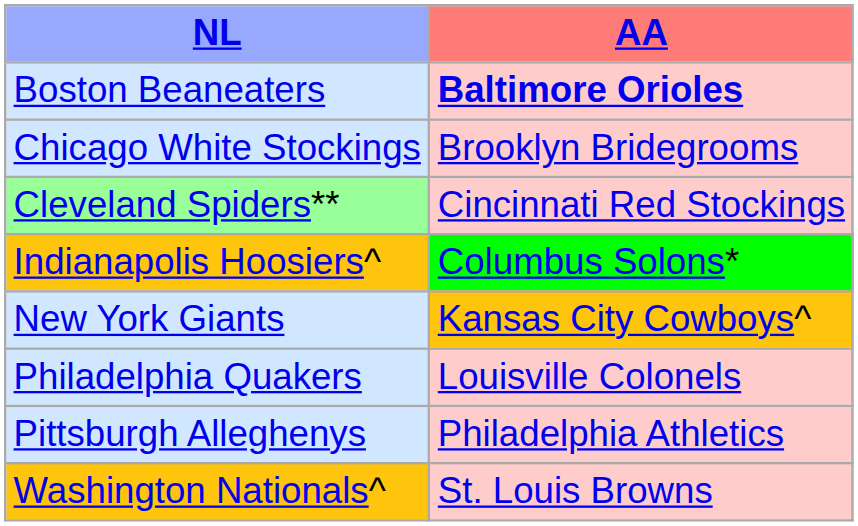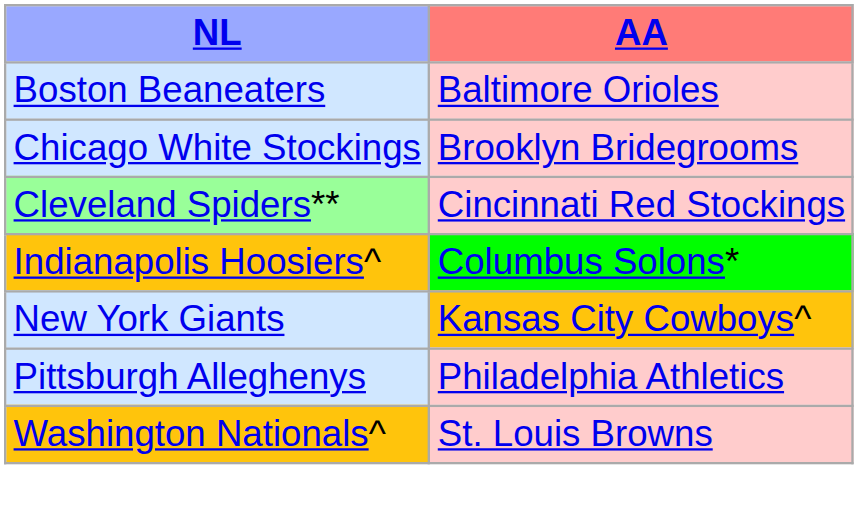(590, 90) bold -> (578, 90) normal
- row: (188, 376)
